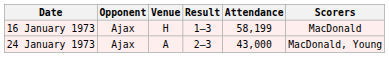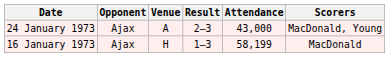rows swapped: (51, 28) <-> (51, 44)
